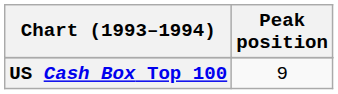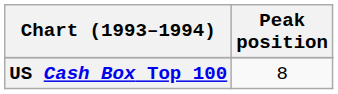(282, 74) 9 -> (282, 74) 8
